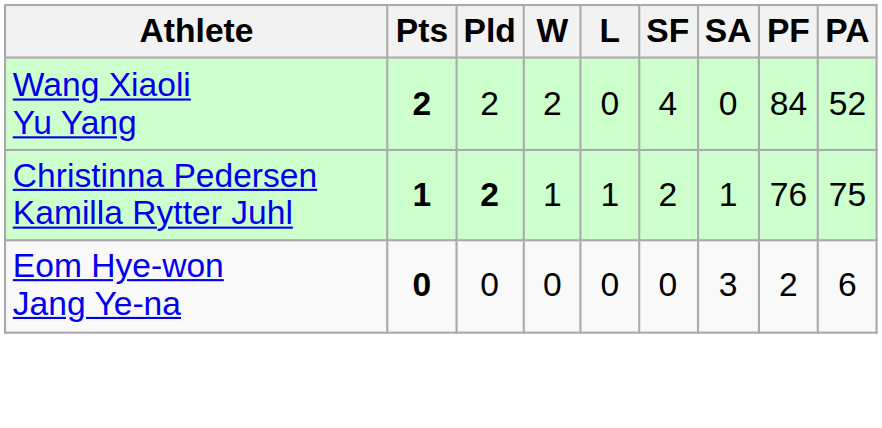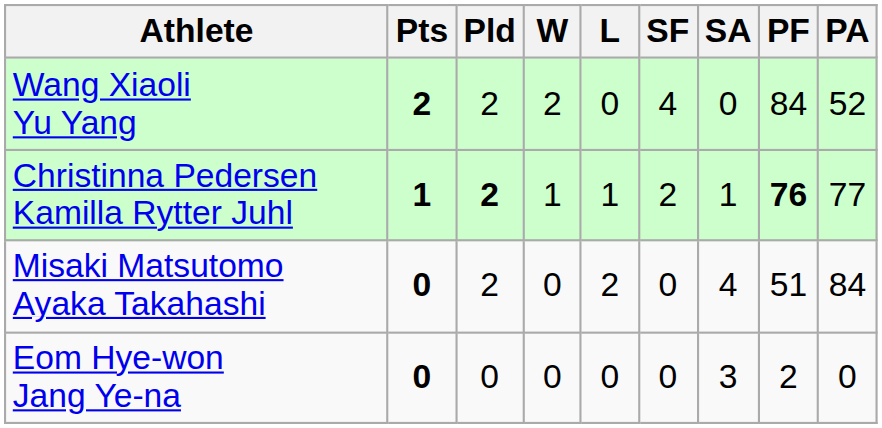(788, 194) normal -> (788, 194) bold
(847, 194) 75 -> (847, 194) 77
+ row: (148, 285)
(847, 285) 6 -> (847, 376) 0
